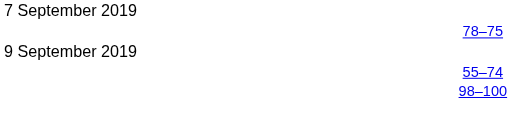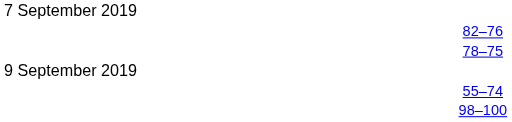+ row: (202, 31)
